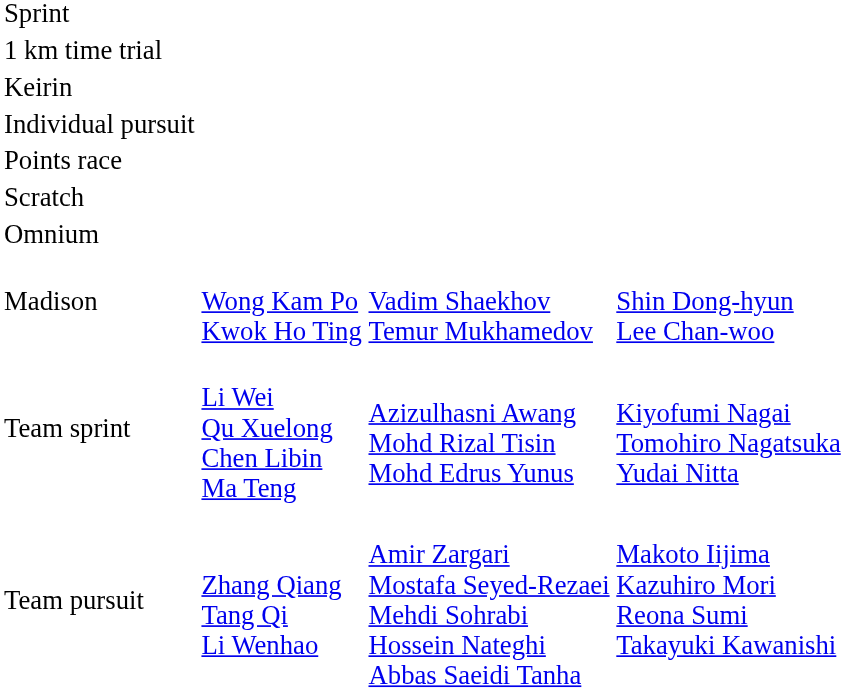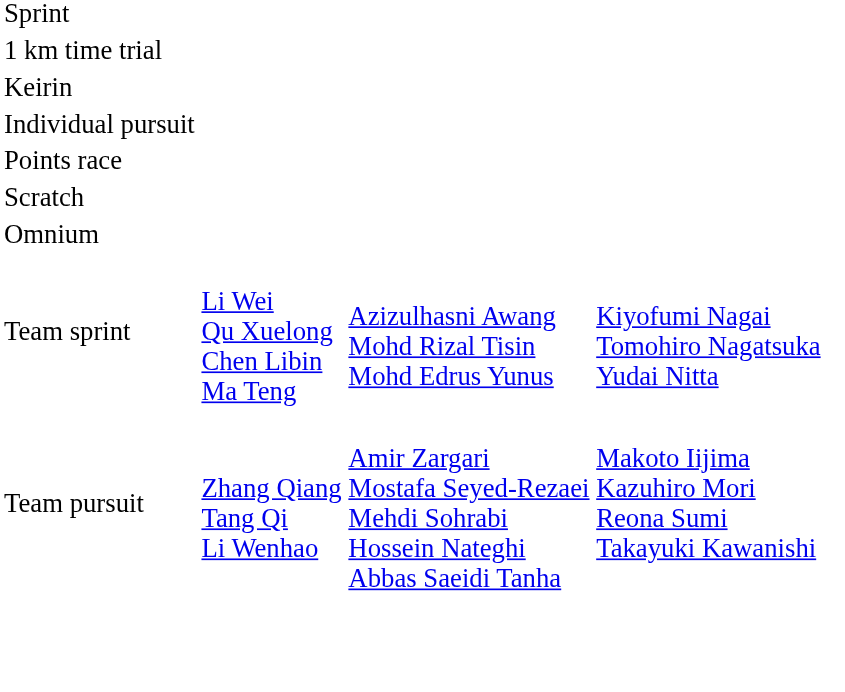- row: (51, 300)
